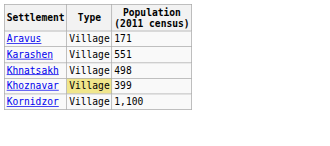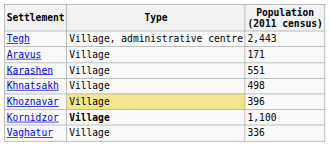+ row: (18, 39)
(123, 86) 399 -> (256, 102) 396
(89, 102) normal -> (89, 117) bold
+ row: (30, 133)
